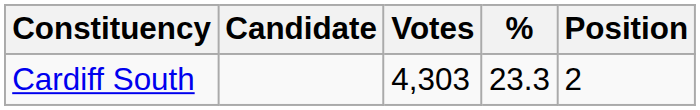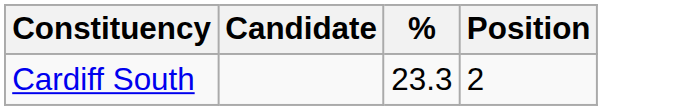- column: (433, 29)
